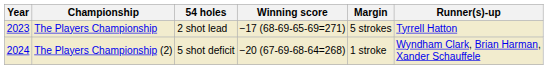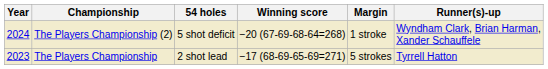rows swapped: (96, 28) <-> (103, 50)
